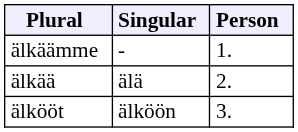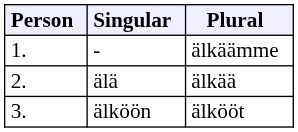columns swapped: (247, 19) <-> (54, 19)
